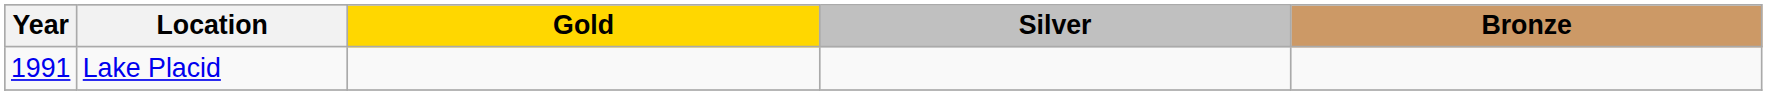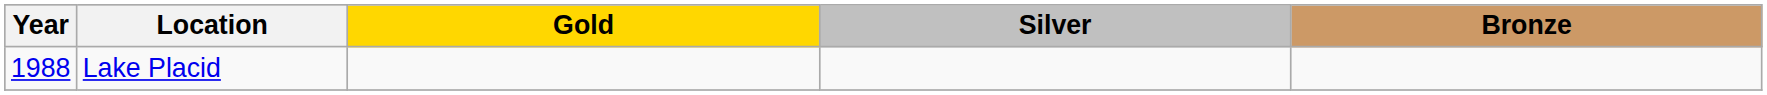(41, 68) 1991 -> (41, 68) 1988
